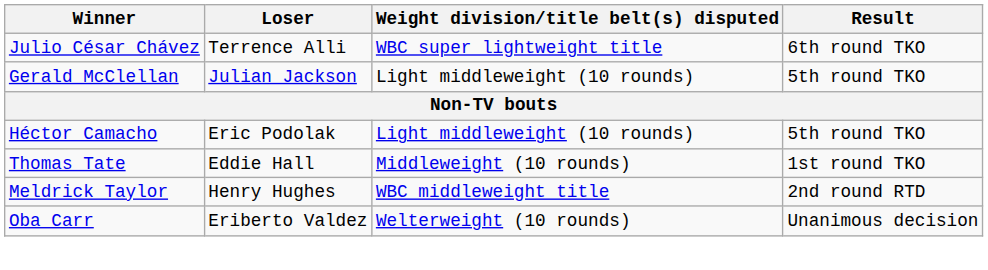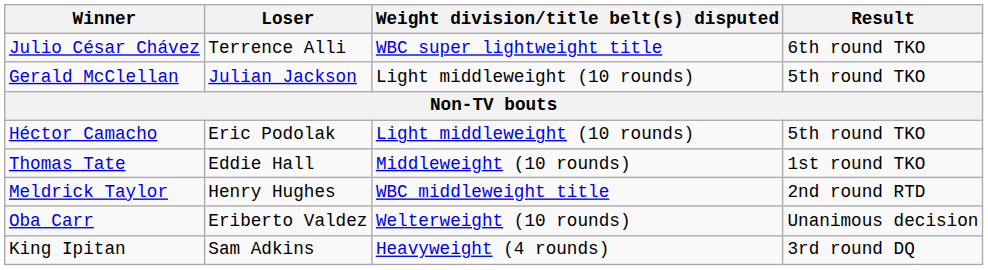+ row: (67, 250)
